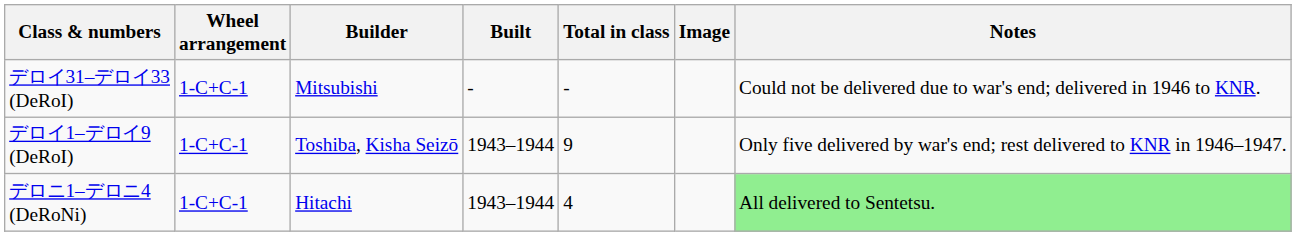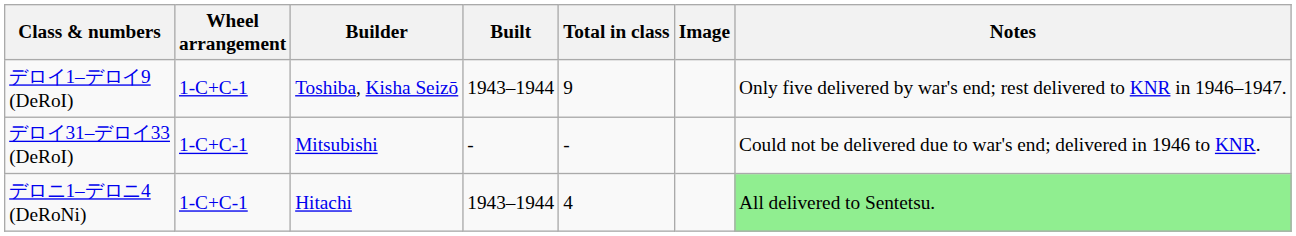rows swapped: (80, 146) <-> (90, 88)
